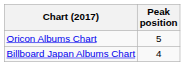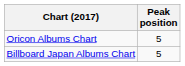(159, 54) 4 -> (159, 54) 5
